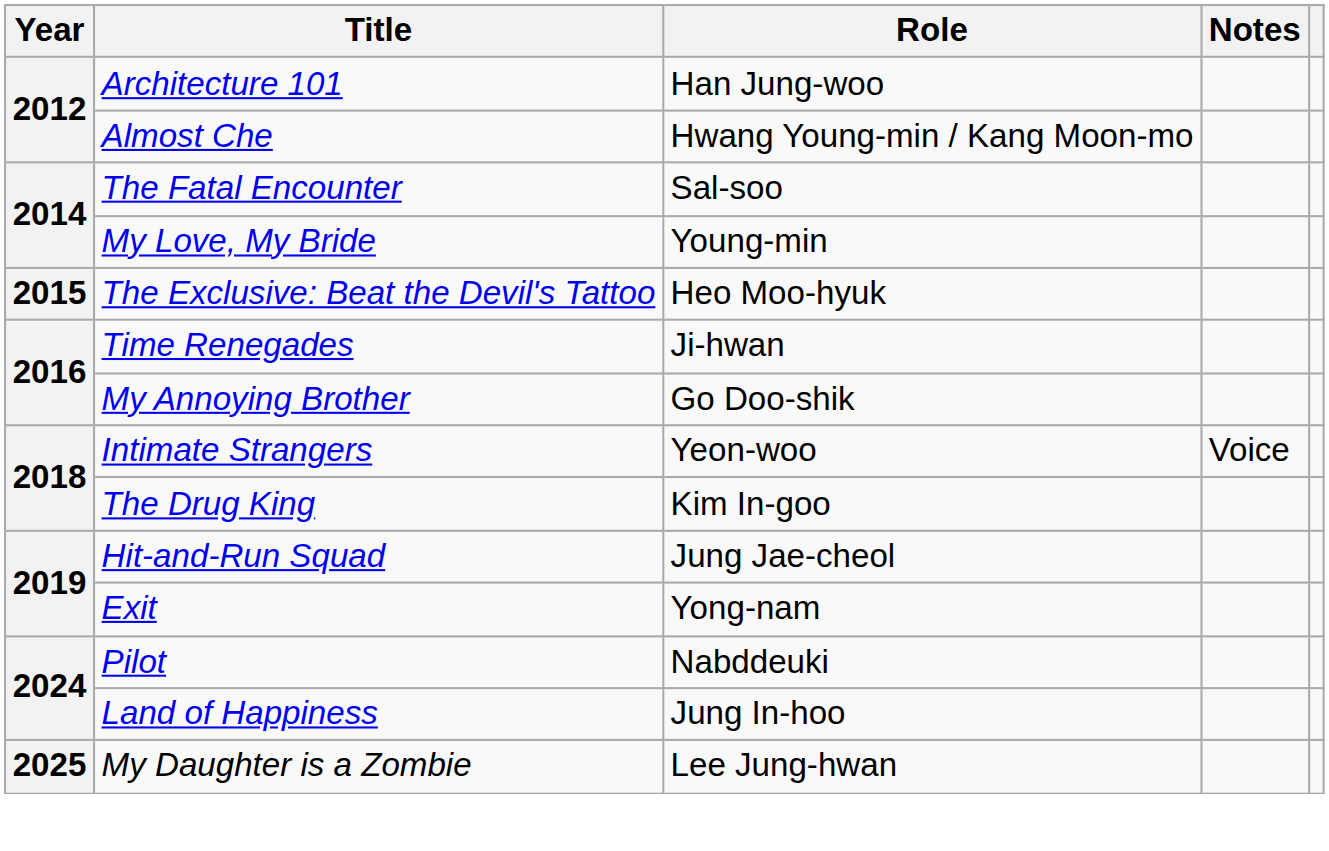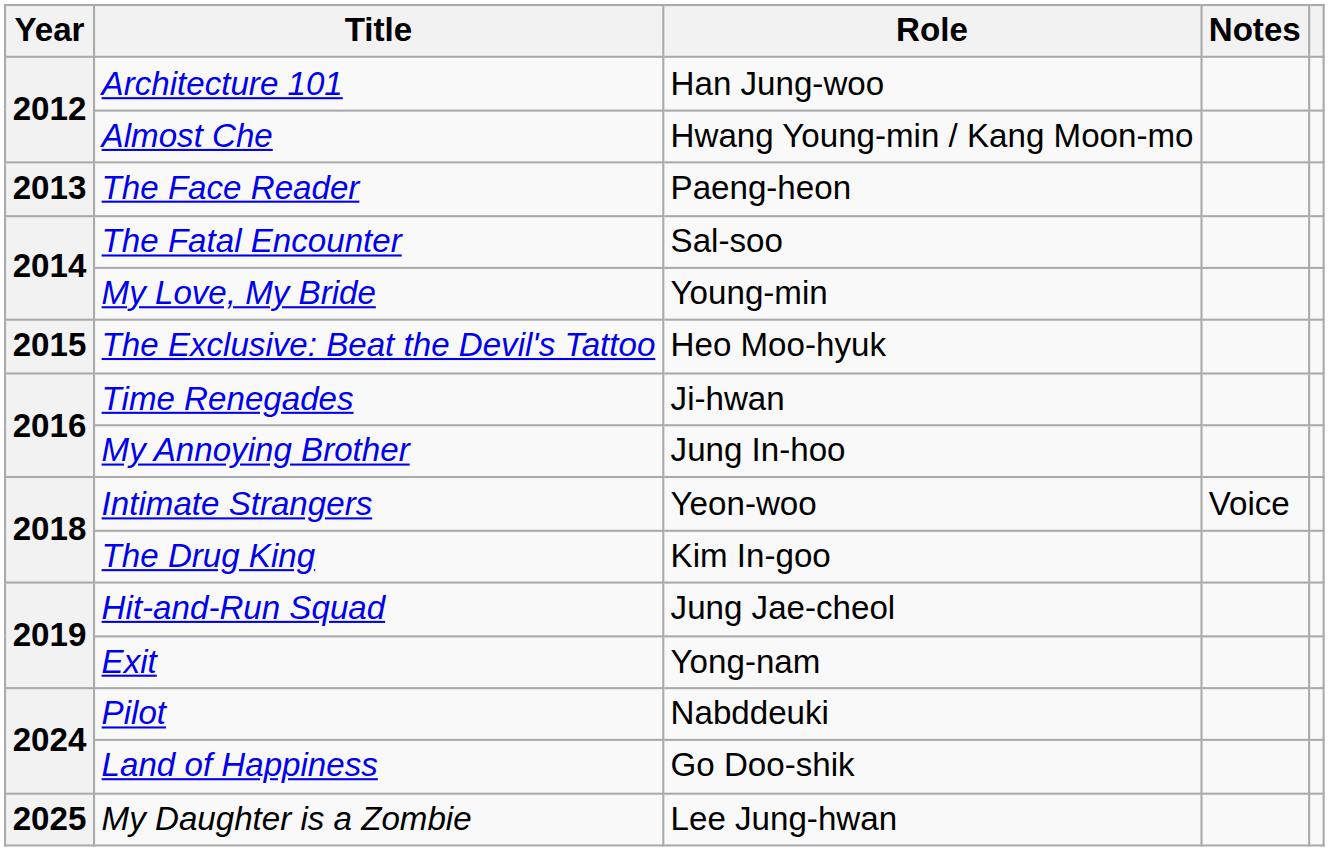+ row: (230, 188)
(763, 398) Go Doo-shik -> (758, 450) Jung In-hoo
(758, 713) Jung In-hoo -> (763, 766) Go Doo-shik
